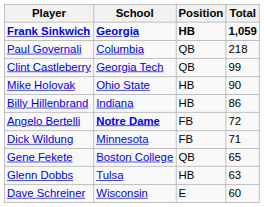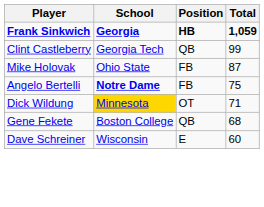- row: (44, 49)
(186, 85) HB -> (186, 67) FB
(235, 85) 90 -> (235, 67) 87
- row: (48, 103)
(235, 121) 72 -> (235, 85) 75
(122, 139) no background -> (122, 103) gold background
(186, 139) FB -> (186, 103) OT
(235, 157) 65 -> (235, 121) 68
- row: (40, 175)
